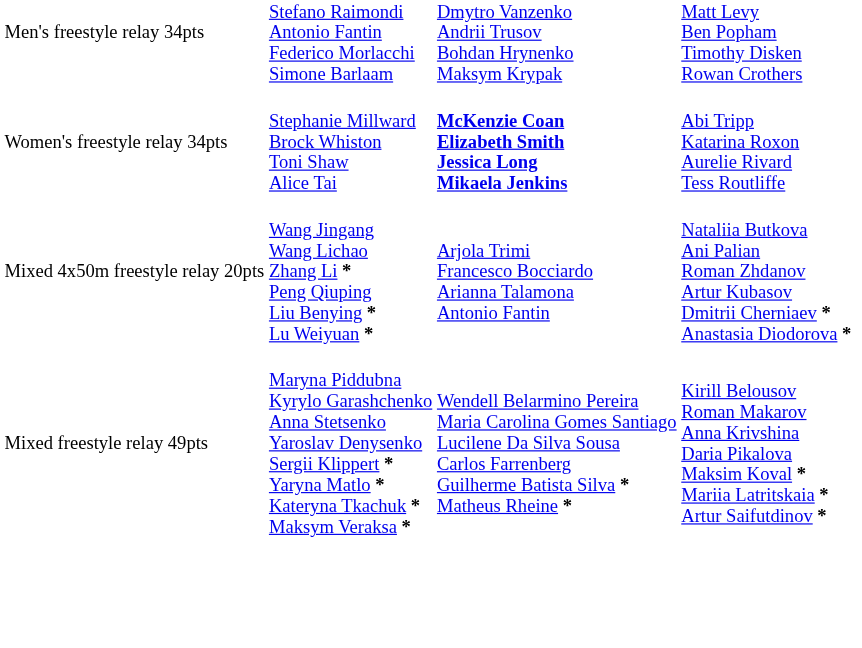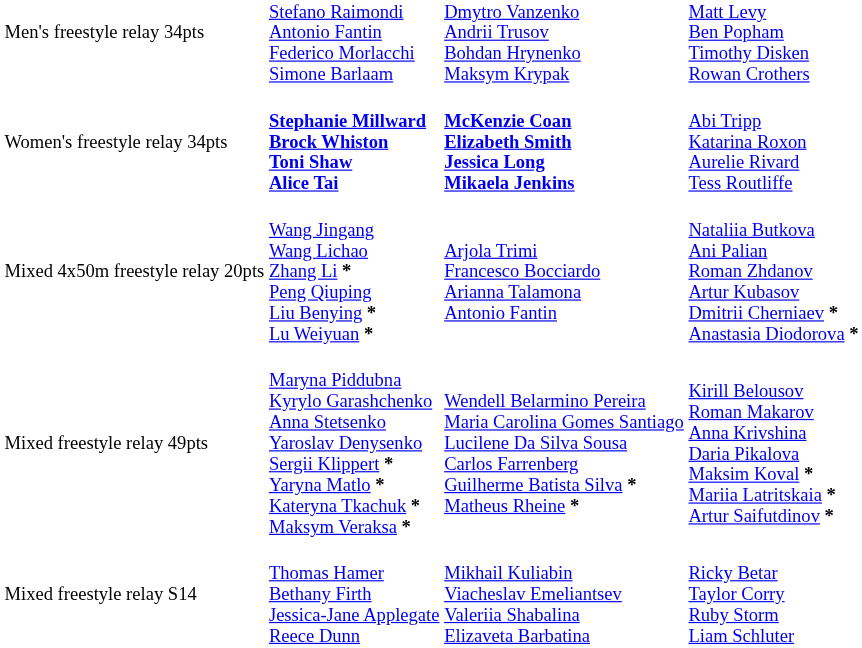(342, 152) normal -> (348, 152) bold
+ row: (101, 594)
